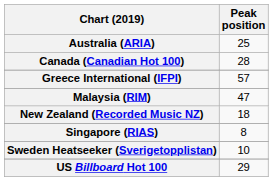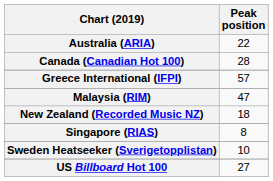(244, 43) 25 -> (244, 43) 22
(244, 168) 29 -> (244, 168) 27
